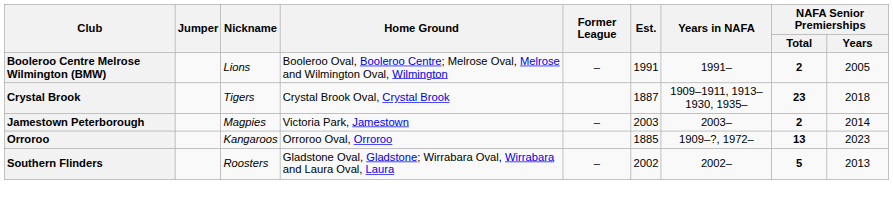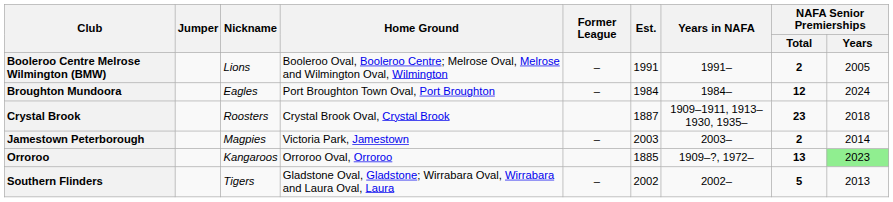+ row: (64, 91)
(239, 98) Tigers -> (246, 115) Roosters
(858, 139) no background -> (858, 157) lightgreen background
(246, 164) Roosters -> (239, 181) Tigers
